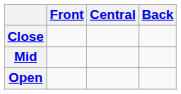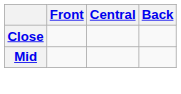- row: (26, 78)
